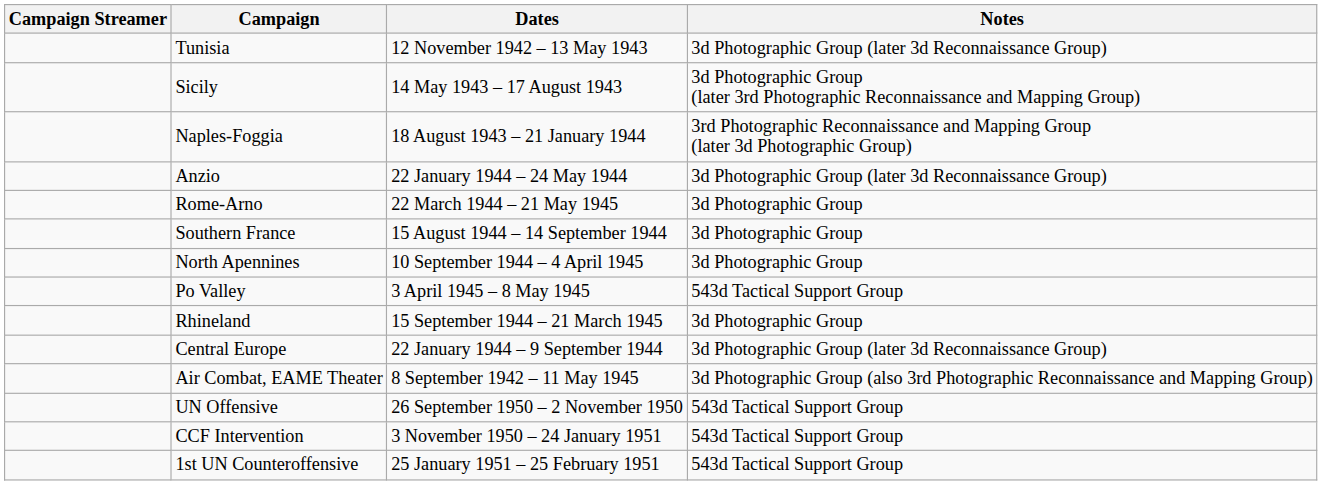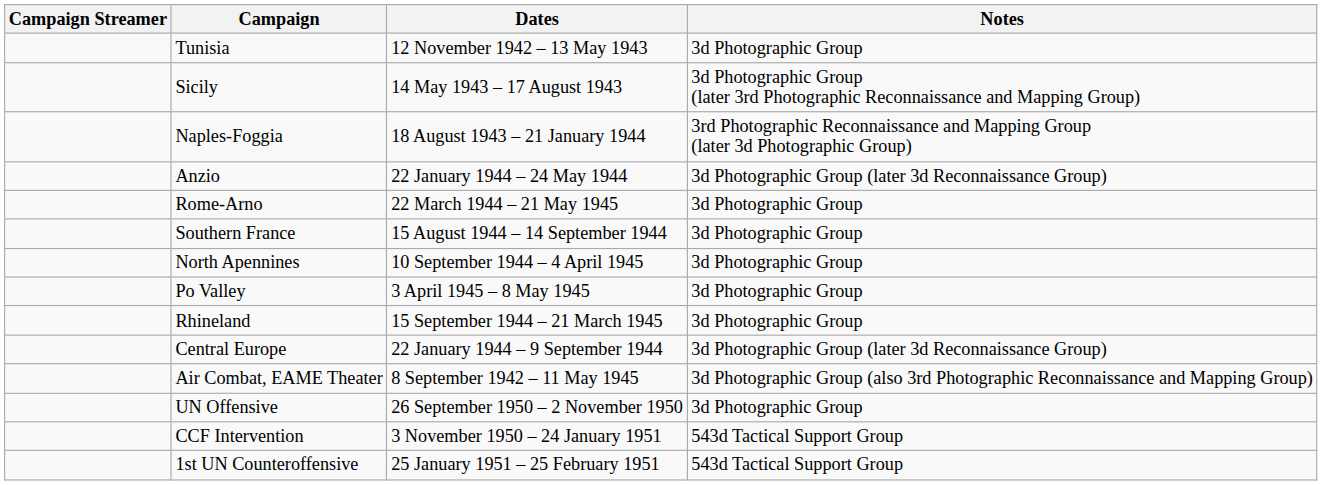(899, 47) 3d Photographic Group (later 3d Reconnaissance Group) -> (777, 47) 3d Photographic Group
(797, 291) 543d Tactical Support Group -> (777, 291) 3d Photographic Group
(797, 407) 543d Tactical Support Group -> (777, 407) 3d Photographic Group
